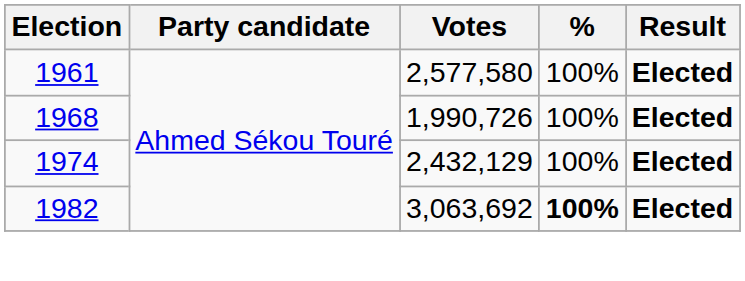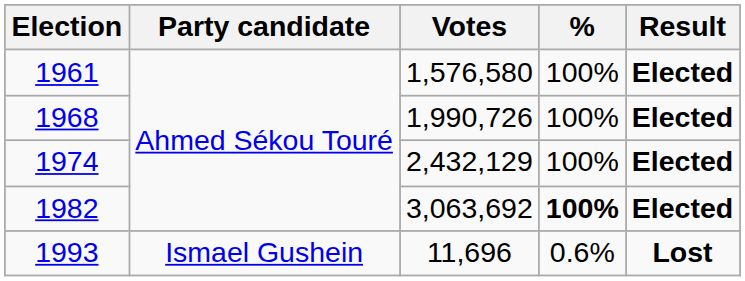(469, 72) 2,577,580 -> (469, 72) 1,576,580
+ row: (67, 252)
